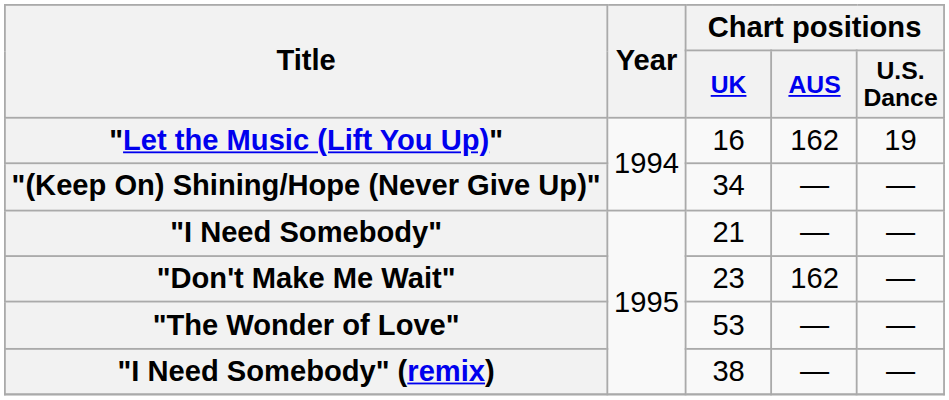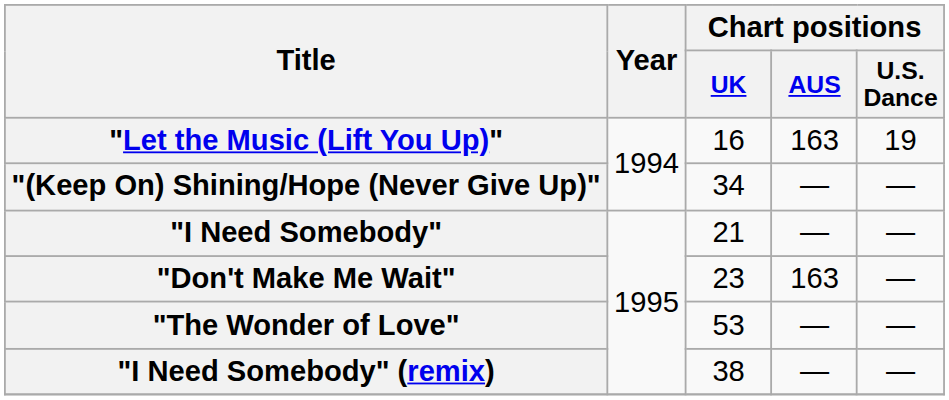(815, 140) 162 -> (815, 140) 163
(815, 278) 162 -> (815, 278) 163
